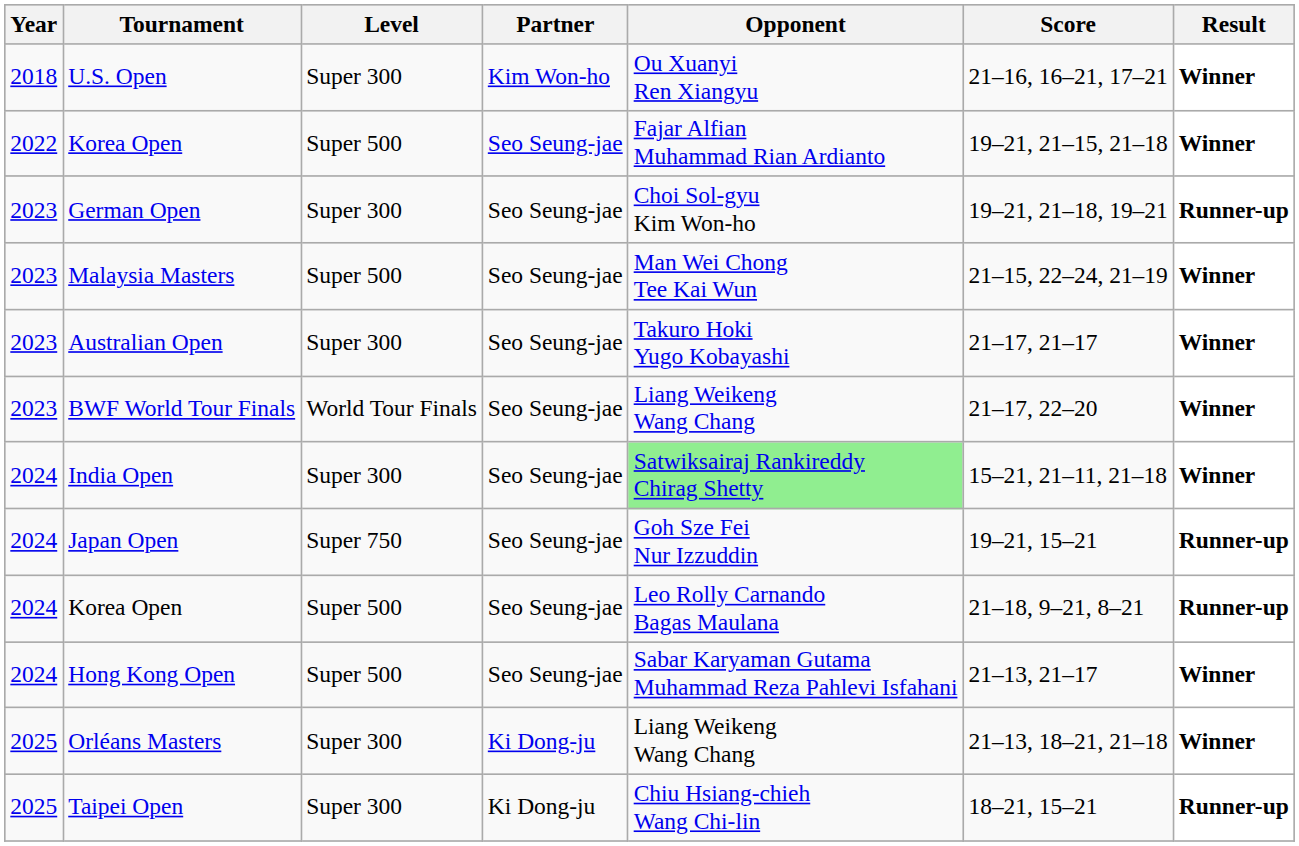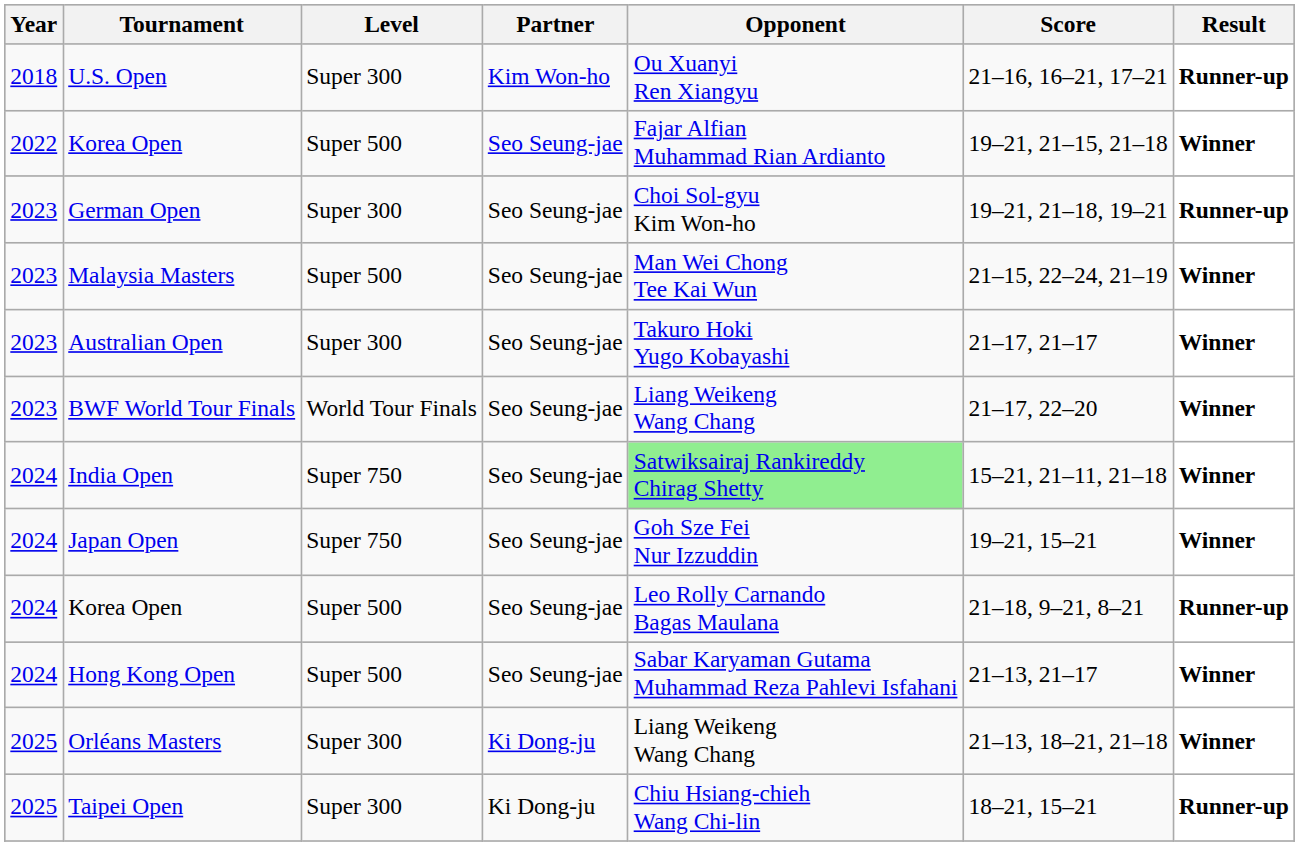(1217, 76) Winner -> (1234, 76) Runner-up
(354, 475) Super 300 -> (354, 475) Super 750
(1234, 541) Runner-up -> (1217, 541) Winner
